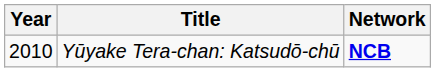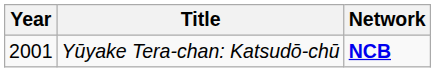(31, 50) 2010 -> (31, 50) 2001
